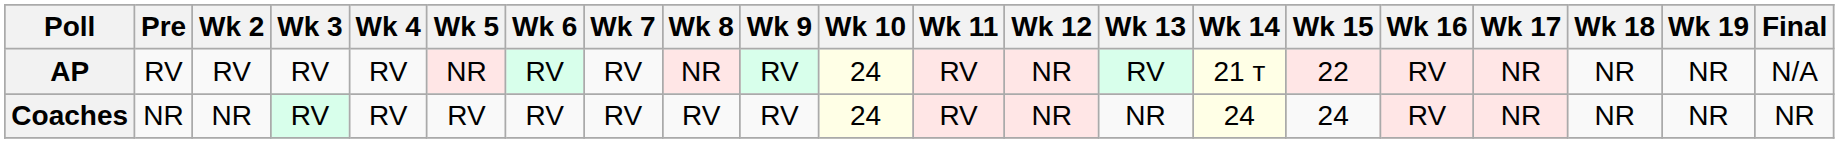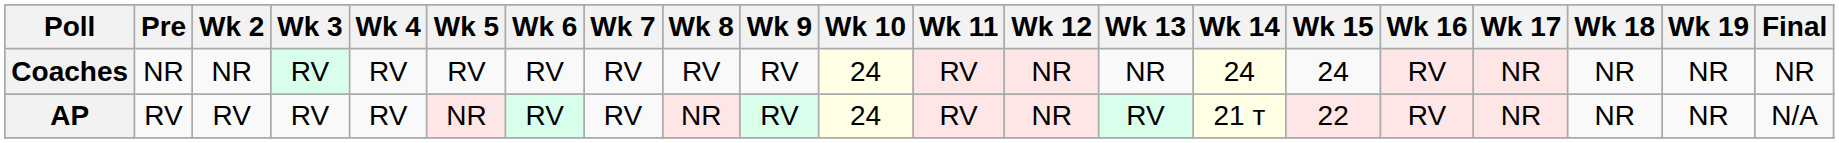rows swapped: (70, 71) <-> (70, 115)
